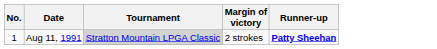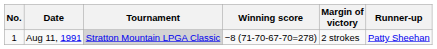+ column: (271, 17)
(304, 37) bold -> (399, 37) normal
